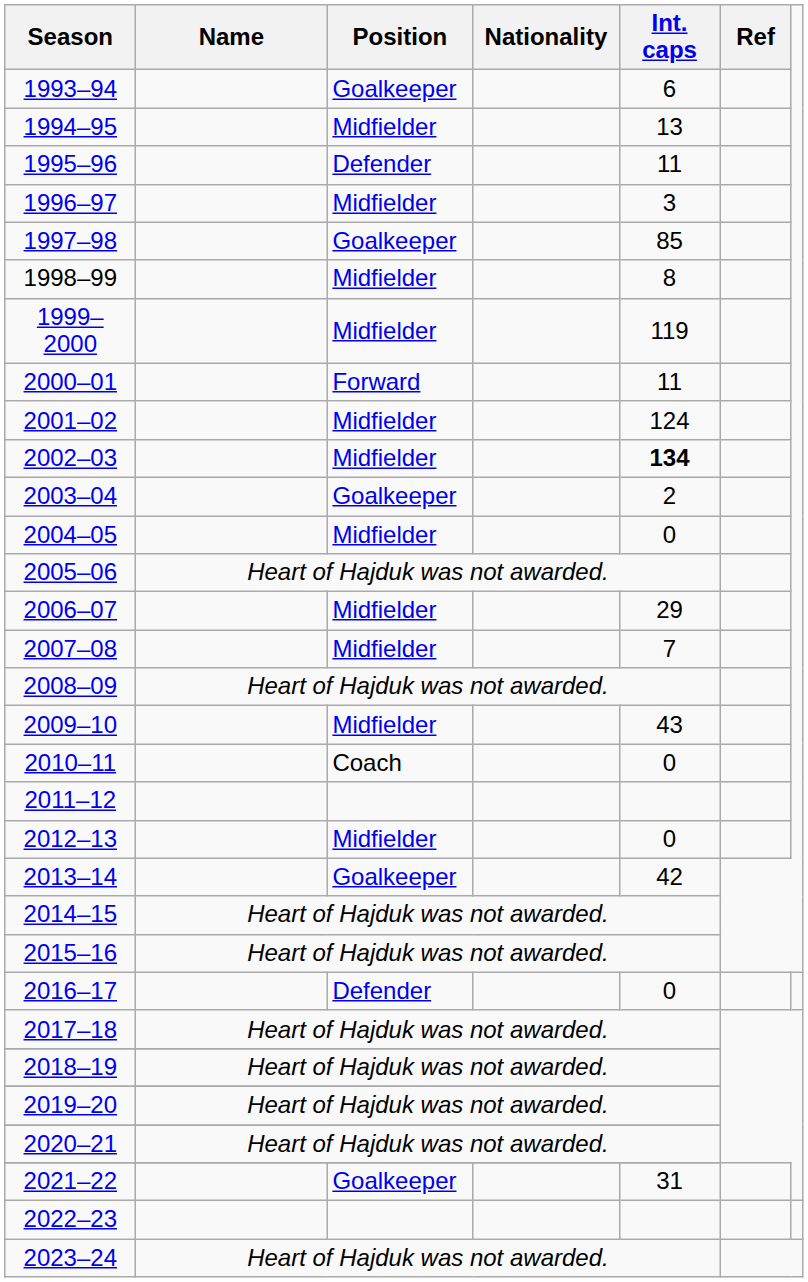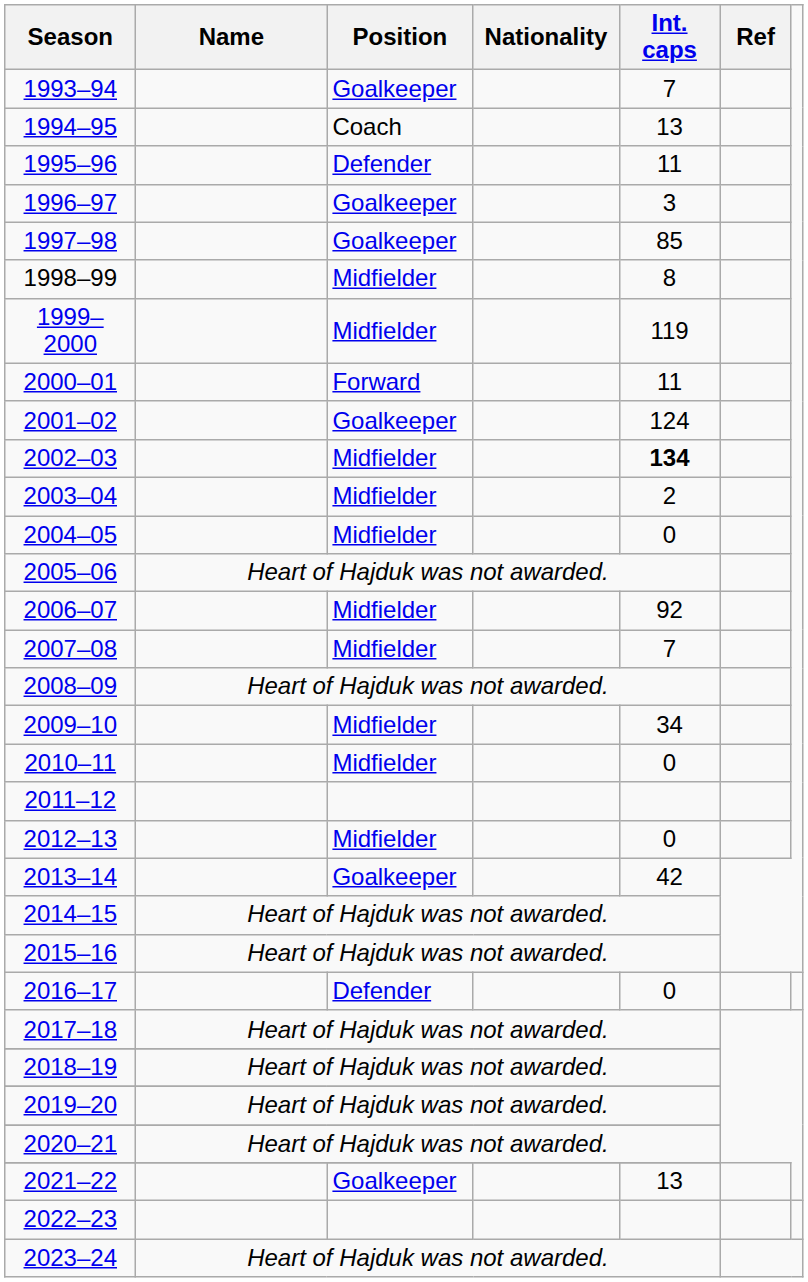(670, 88) 6 -> (670, 88) 7
(384, 126) Midfielder -> (367, 126) Coach
(384, 202) Midfielder -> (394, 202) Goalkeeper
(384, 420) Midfielder -> (394, 420) Goalkeeper
(394, 496) Goalkeeper -> (384, 496) Midfielder
(670, 610) 29 -> (670, 610) 92
(670, 724) 43 -> (670, 724) 34
(367, 762) Coach -> (384, 762) Midfielder
(670, 1181) 31 -> (670, 1181) 13
